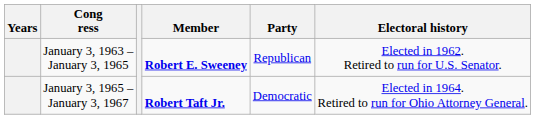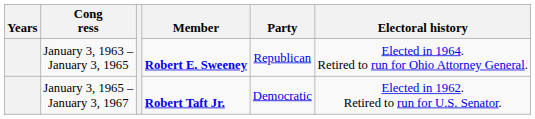(423, 57) Elected in 1962. Retired to run for U.S. Senator. -> (423, 57) Elected in 1964. Retired to run for Ohio Attorney General.
(423, 95) Elected in 1964. Retired to run for Ohio Attorney General. -> (423, 95) Elected in 1962. Retired to run for U.S. Senator.
